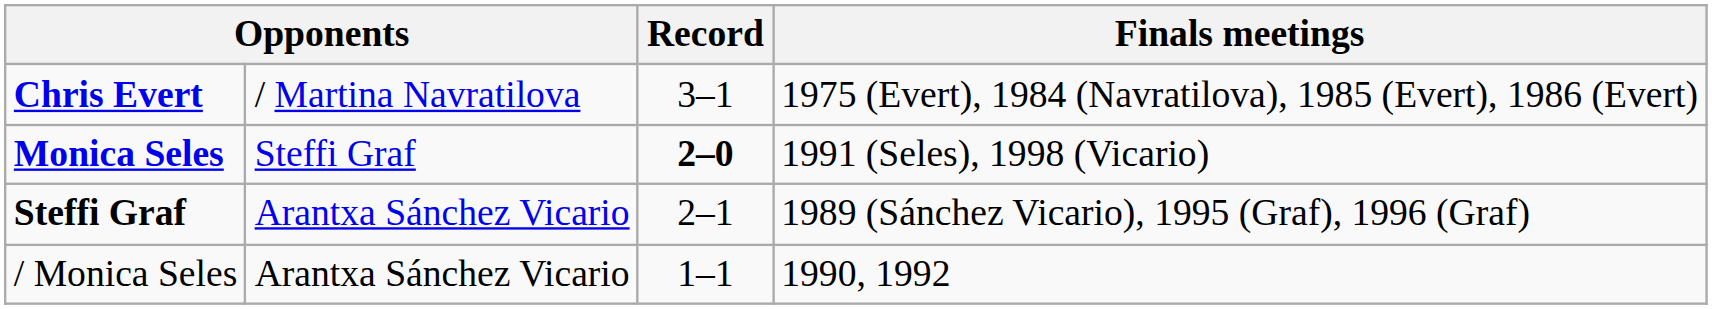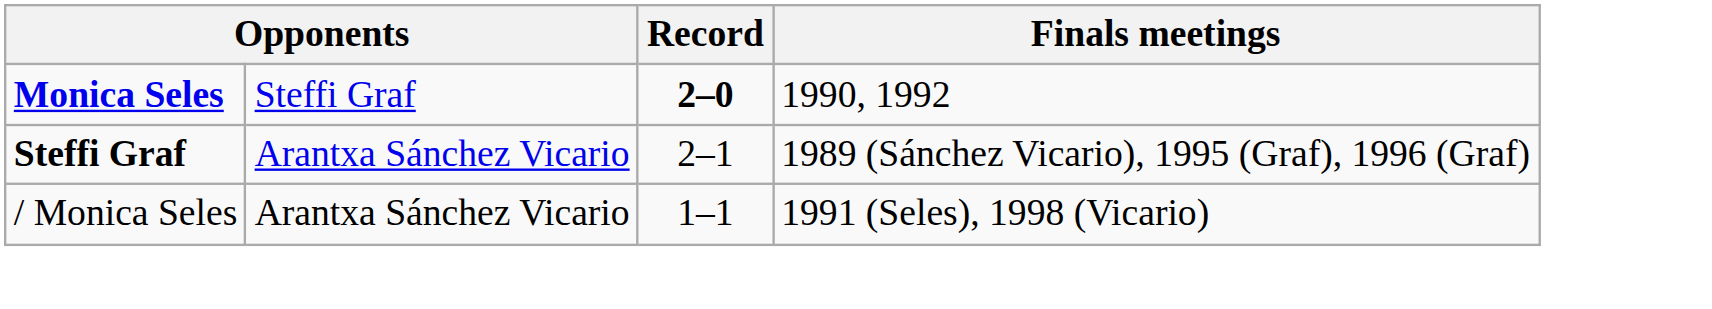- row: (108, 93)
(995, 153) 1991 (Seles), 1998 (Vicario) -> (866, 93) 1990, 1992
(866, 272) 1990, 1992 -> (995, 213) 1991 (Seles), 1998 (Vicario)
